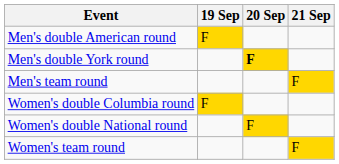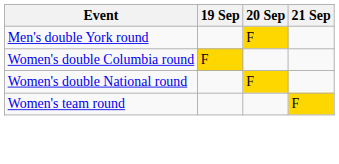- row: (92, 37)
(250, 59) bold -> (250, 37) normal
- row: (58, 81)
